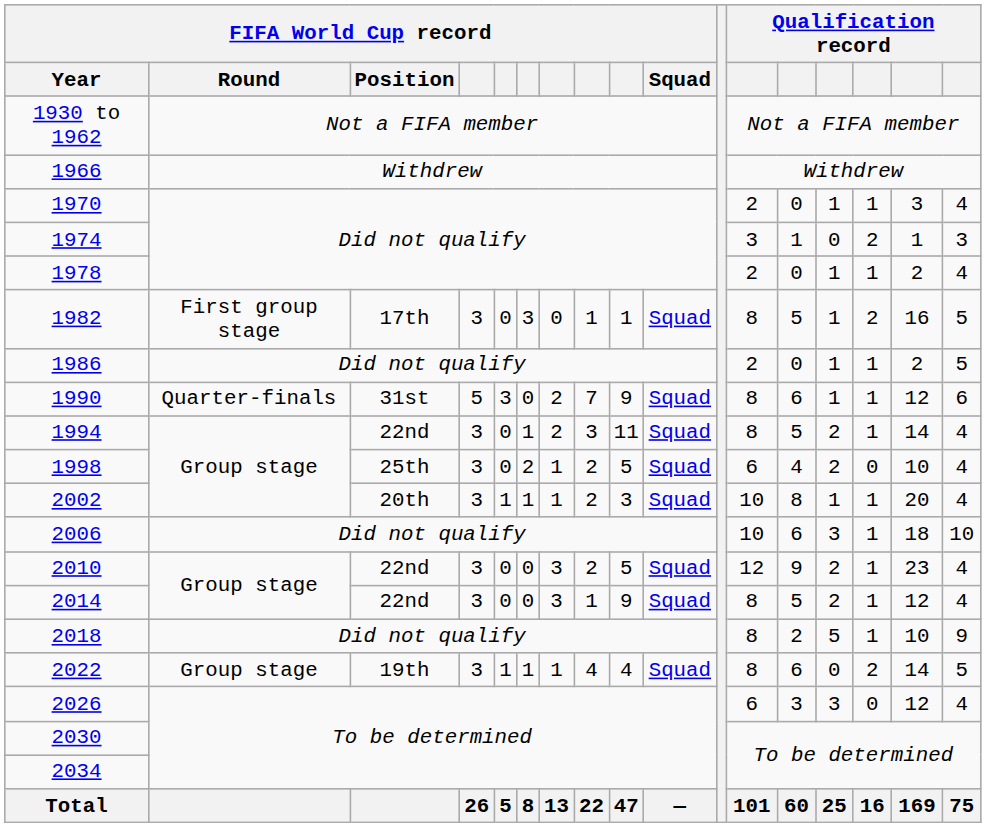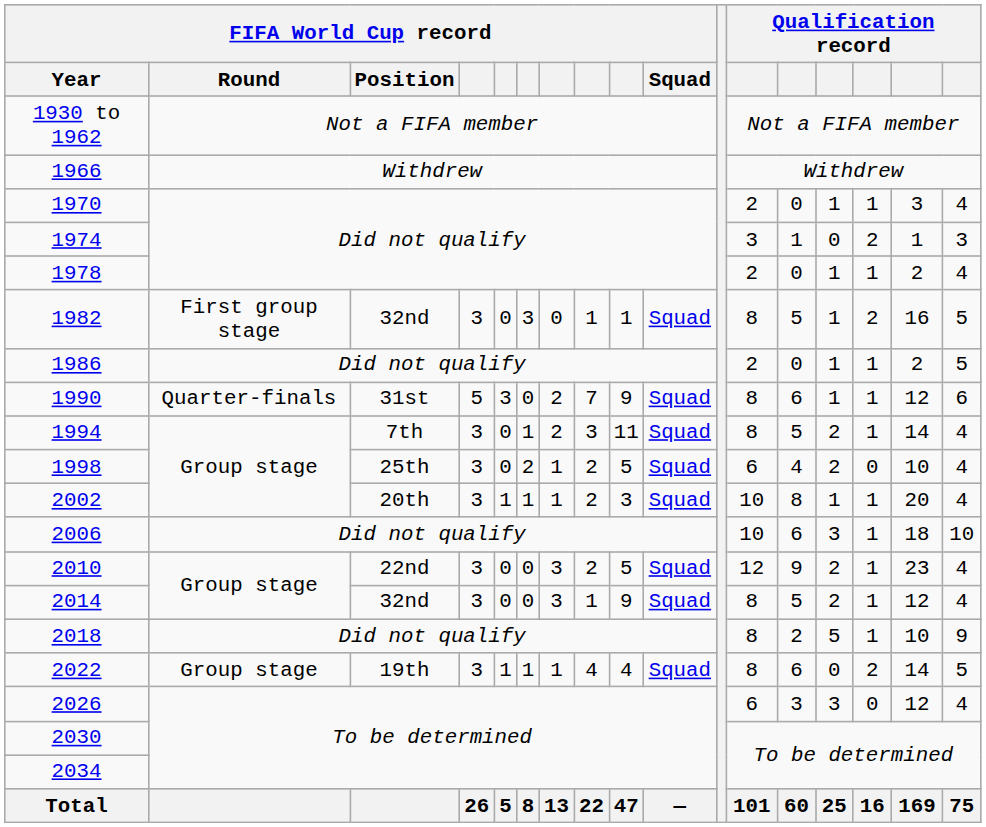(404, 319) 17th -> (404, 319) 32nd
(404, 433) 22nd -> (404, 433) 7th
(404, 602) 22nd -> (404, 602) 32nd
